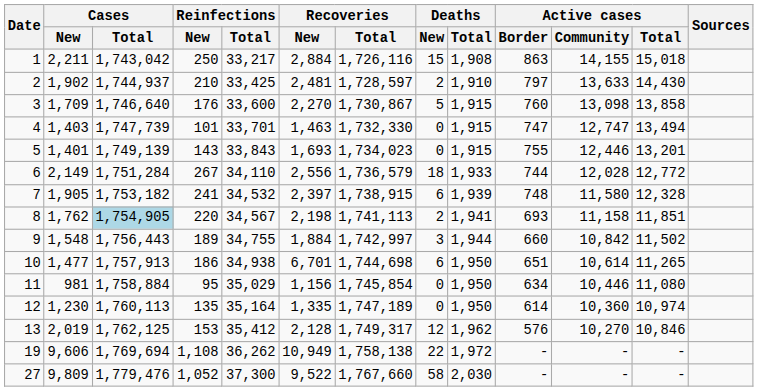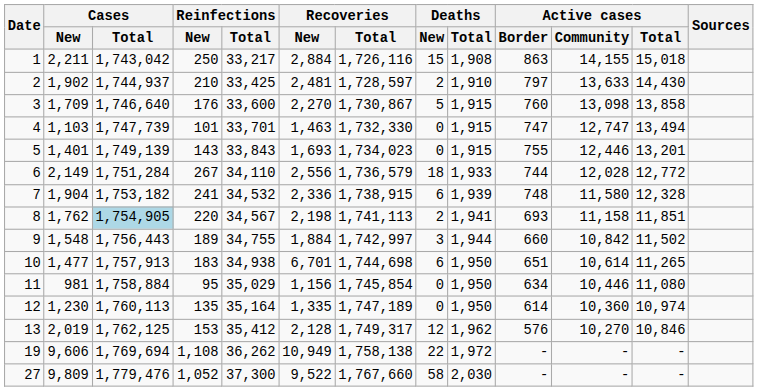(68, 128) 1,403 -> (68, 128) 1,103
(68, 195) 1,905 -> (68, 195) 1,904
(311, 195) 2,397 -> (311, 195) 2,336
(206, 263) 186 -> (206, 263) 183
